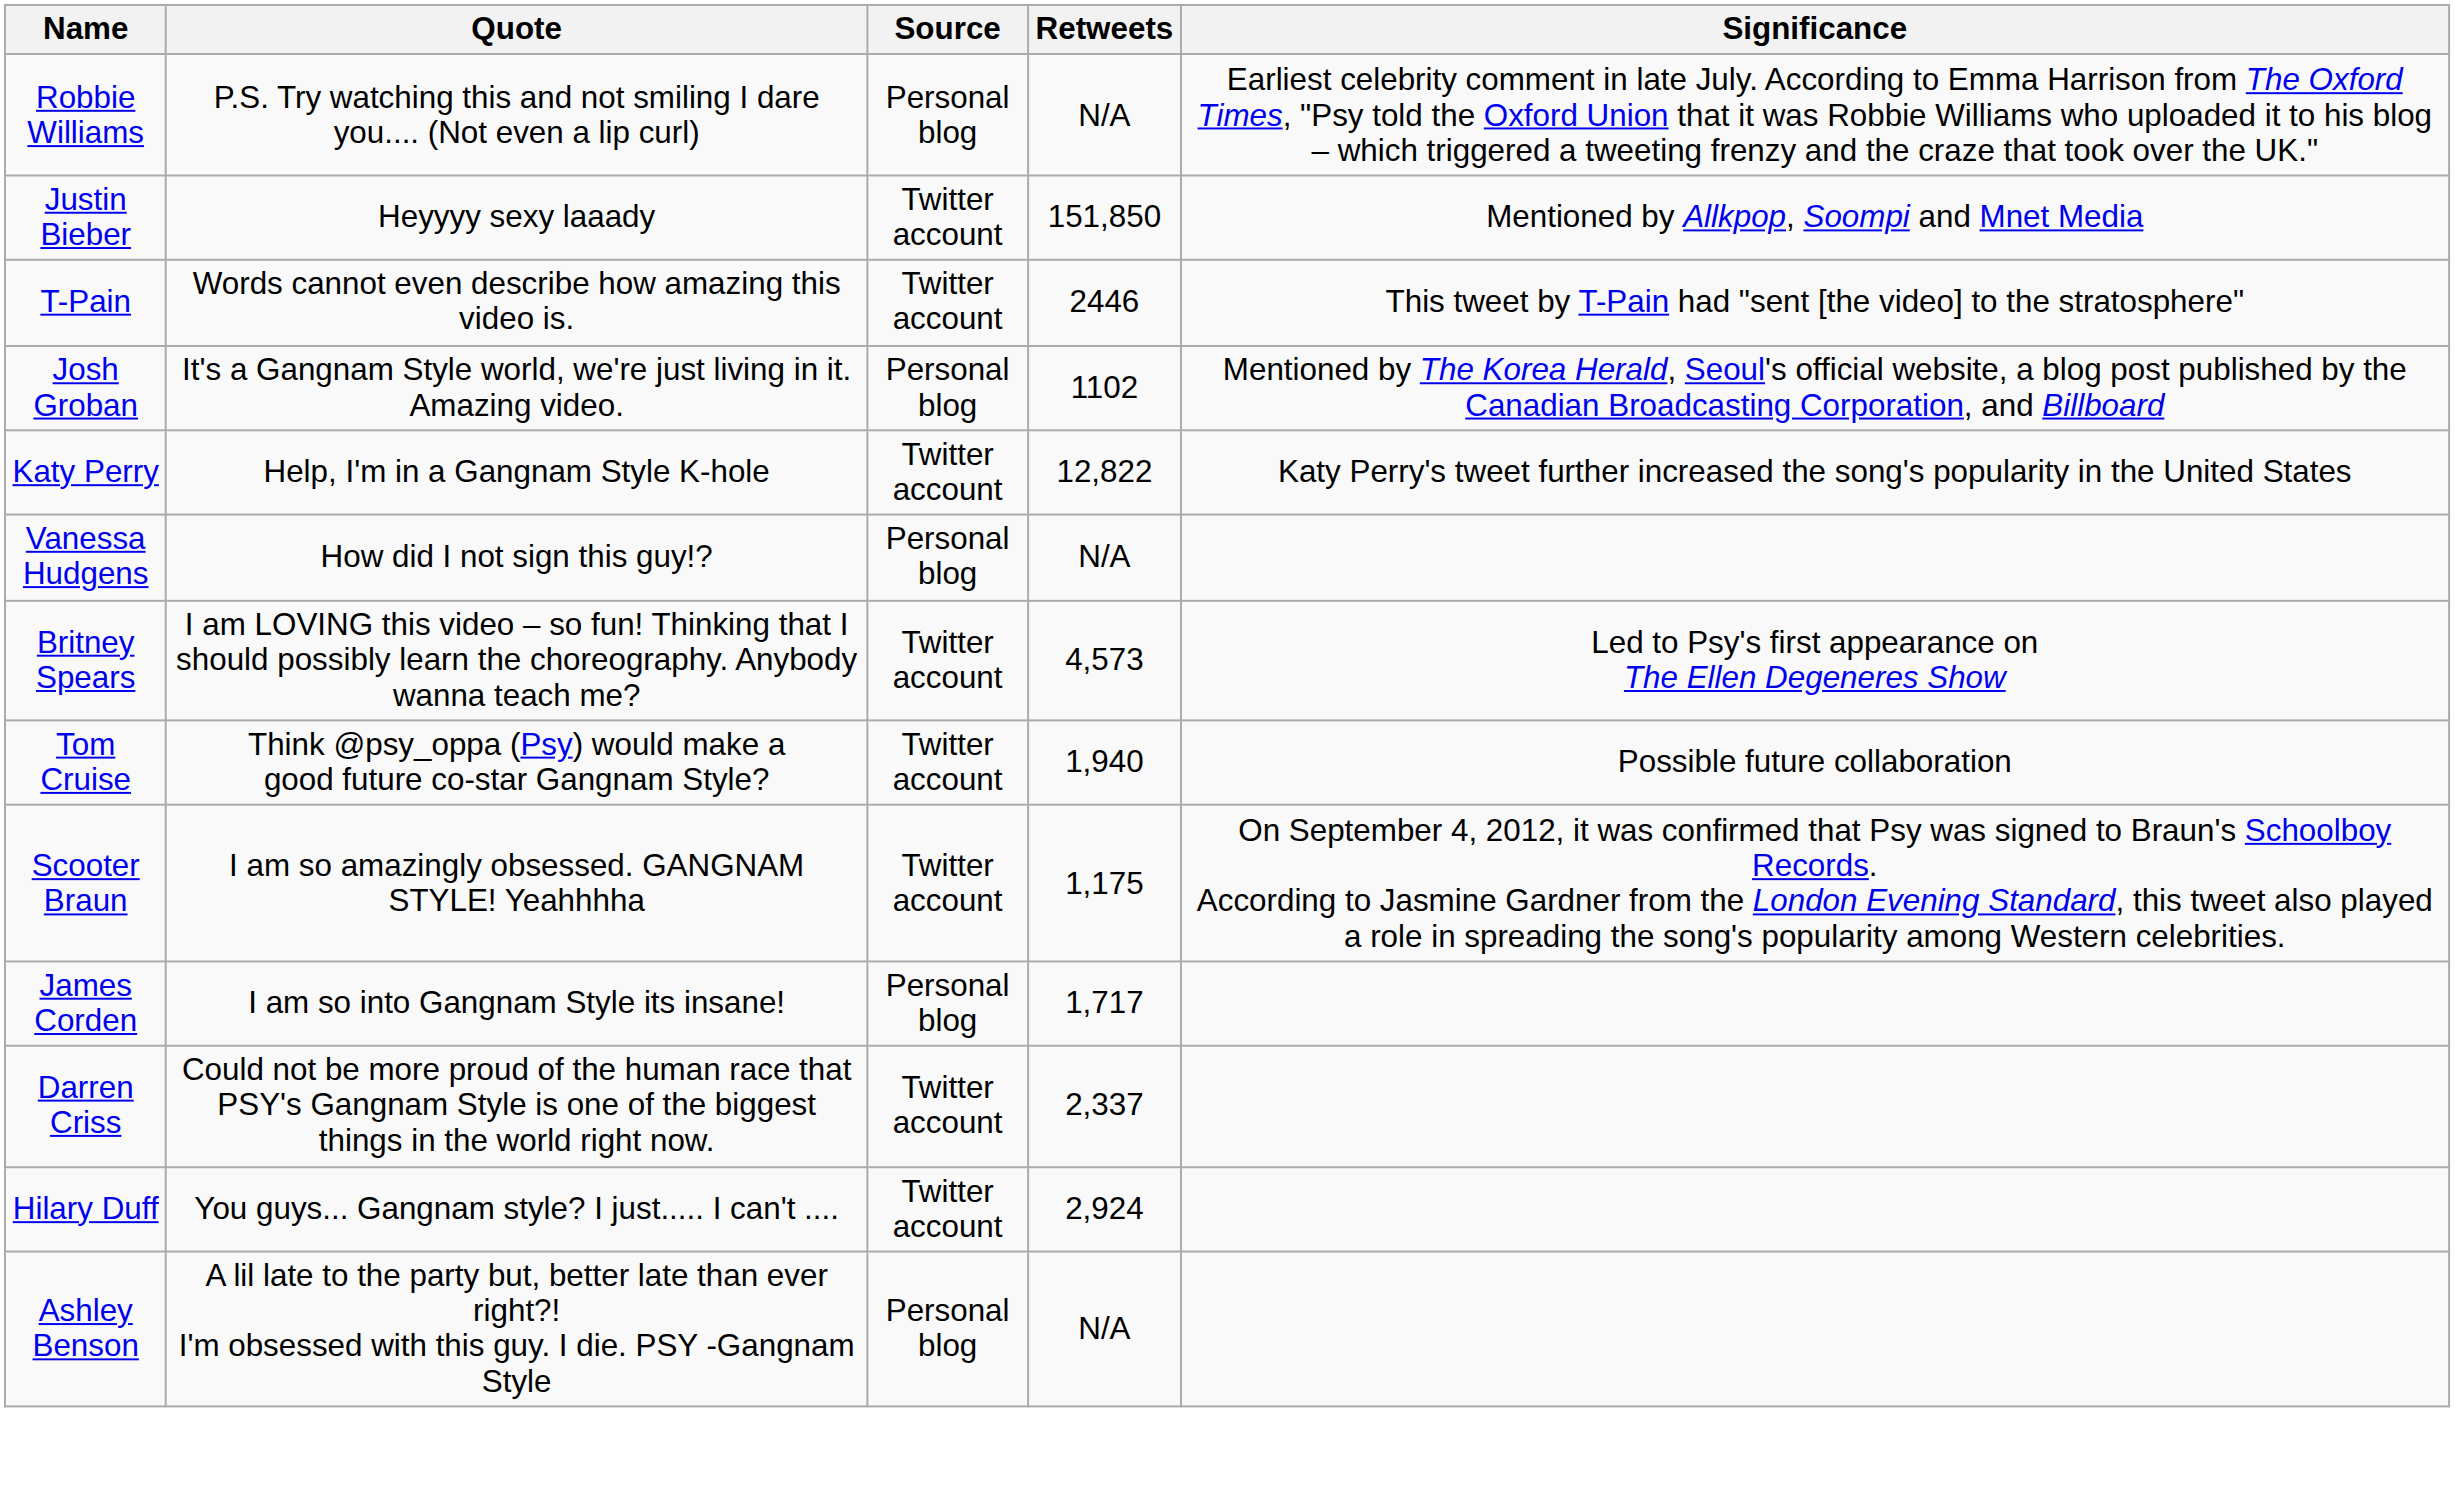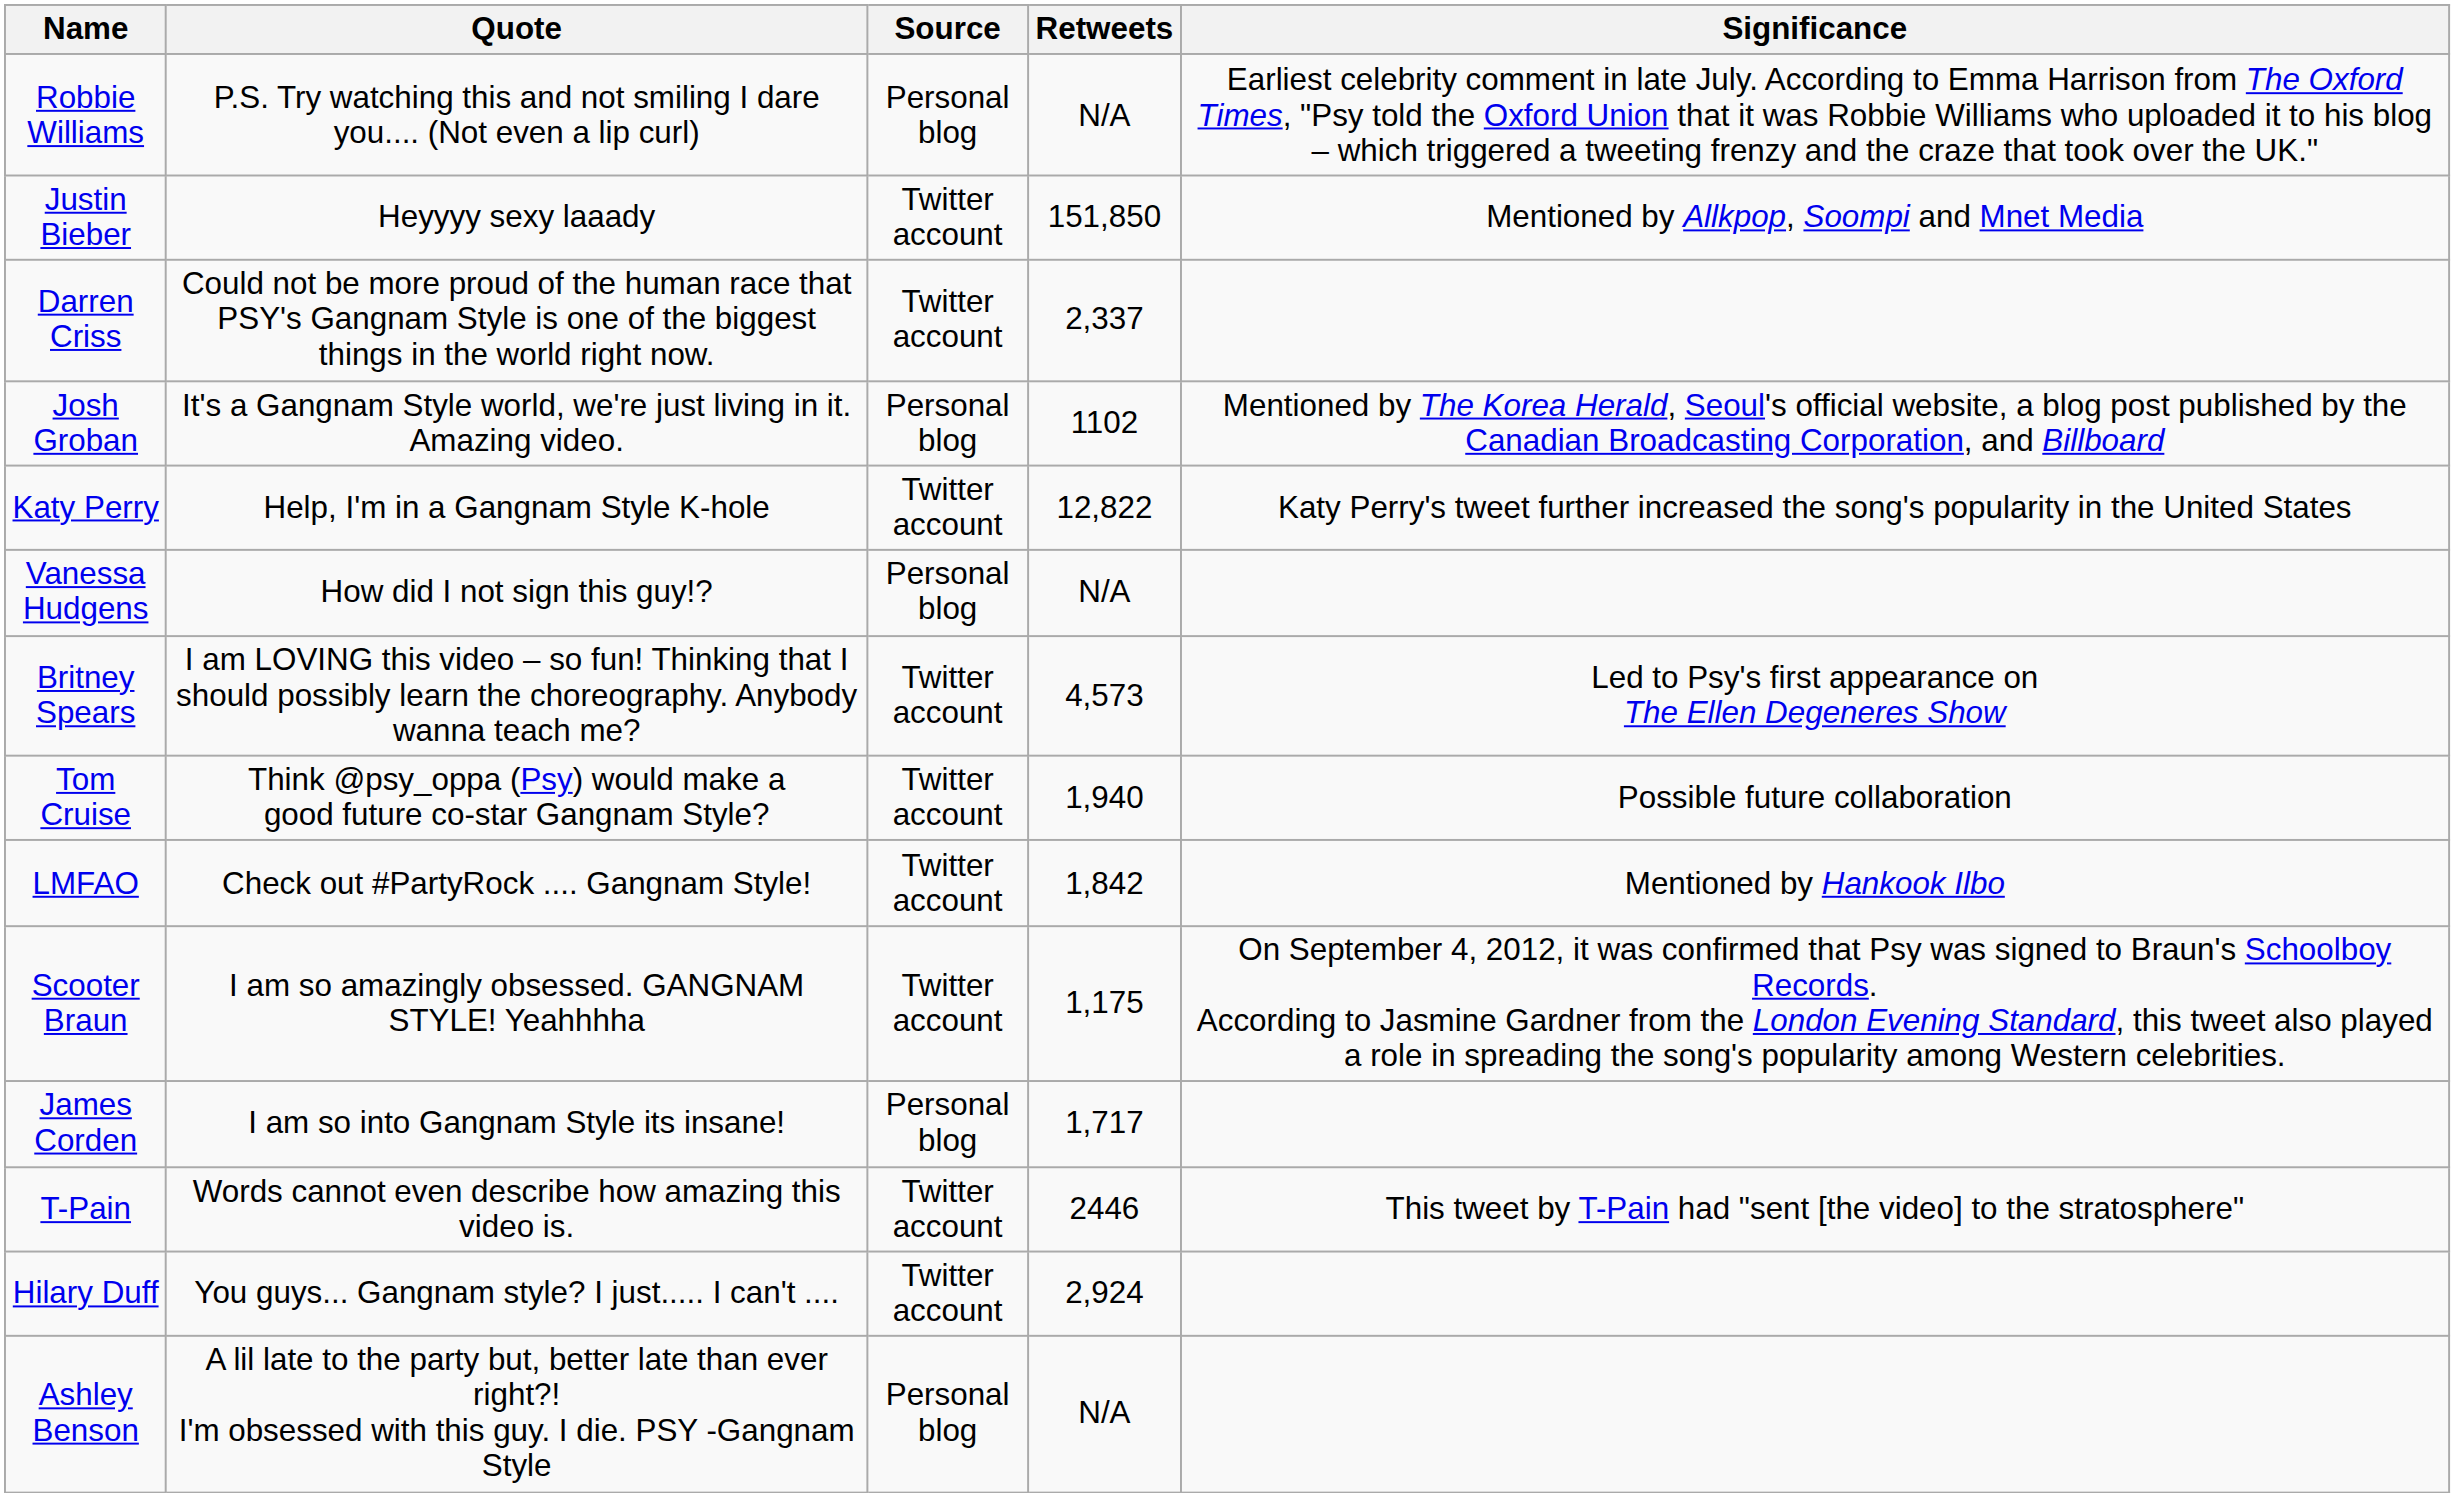rows swapped: (86, 302) <-> (86, 1105)
+ row: (86, 882)
